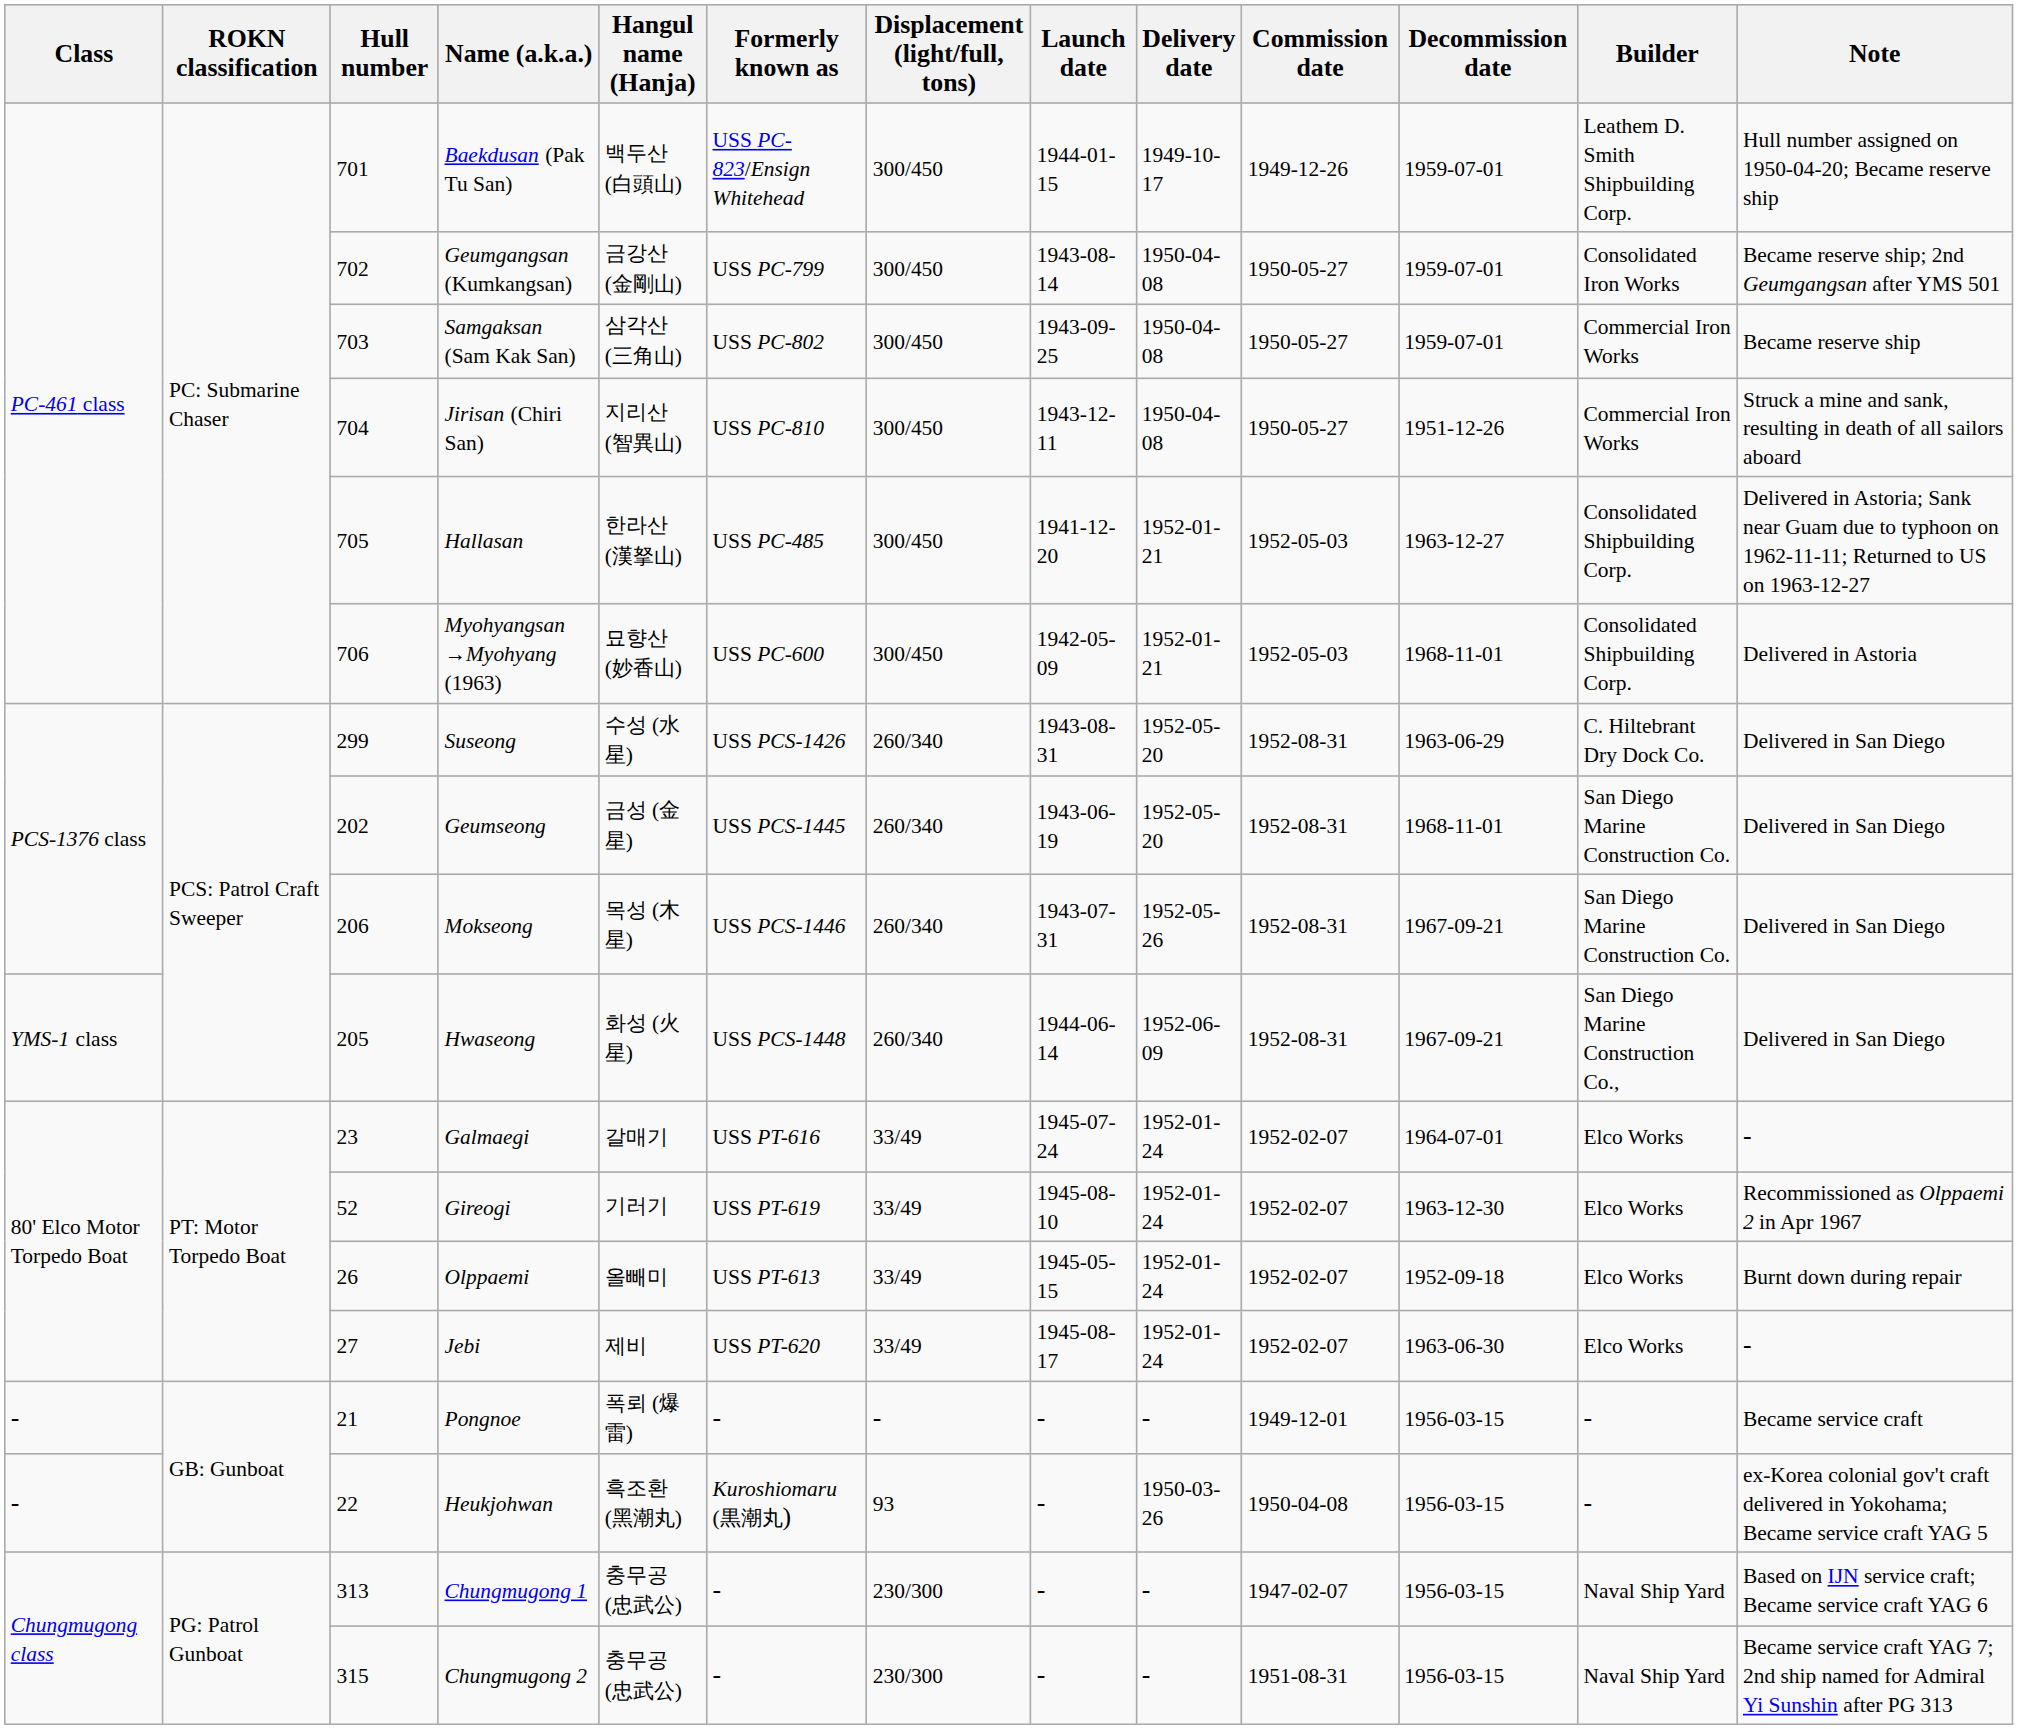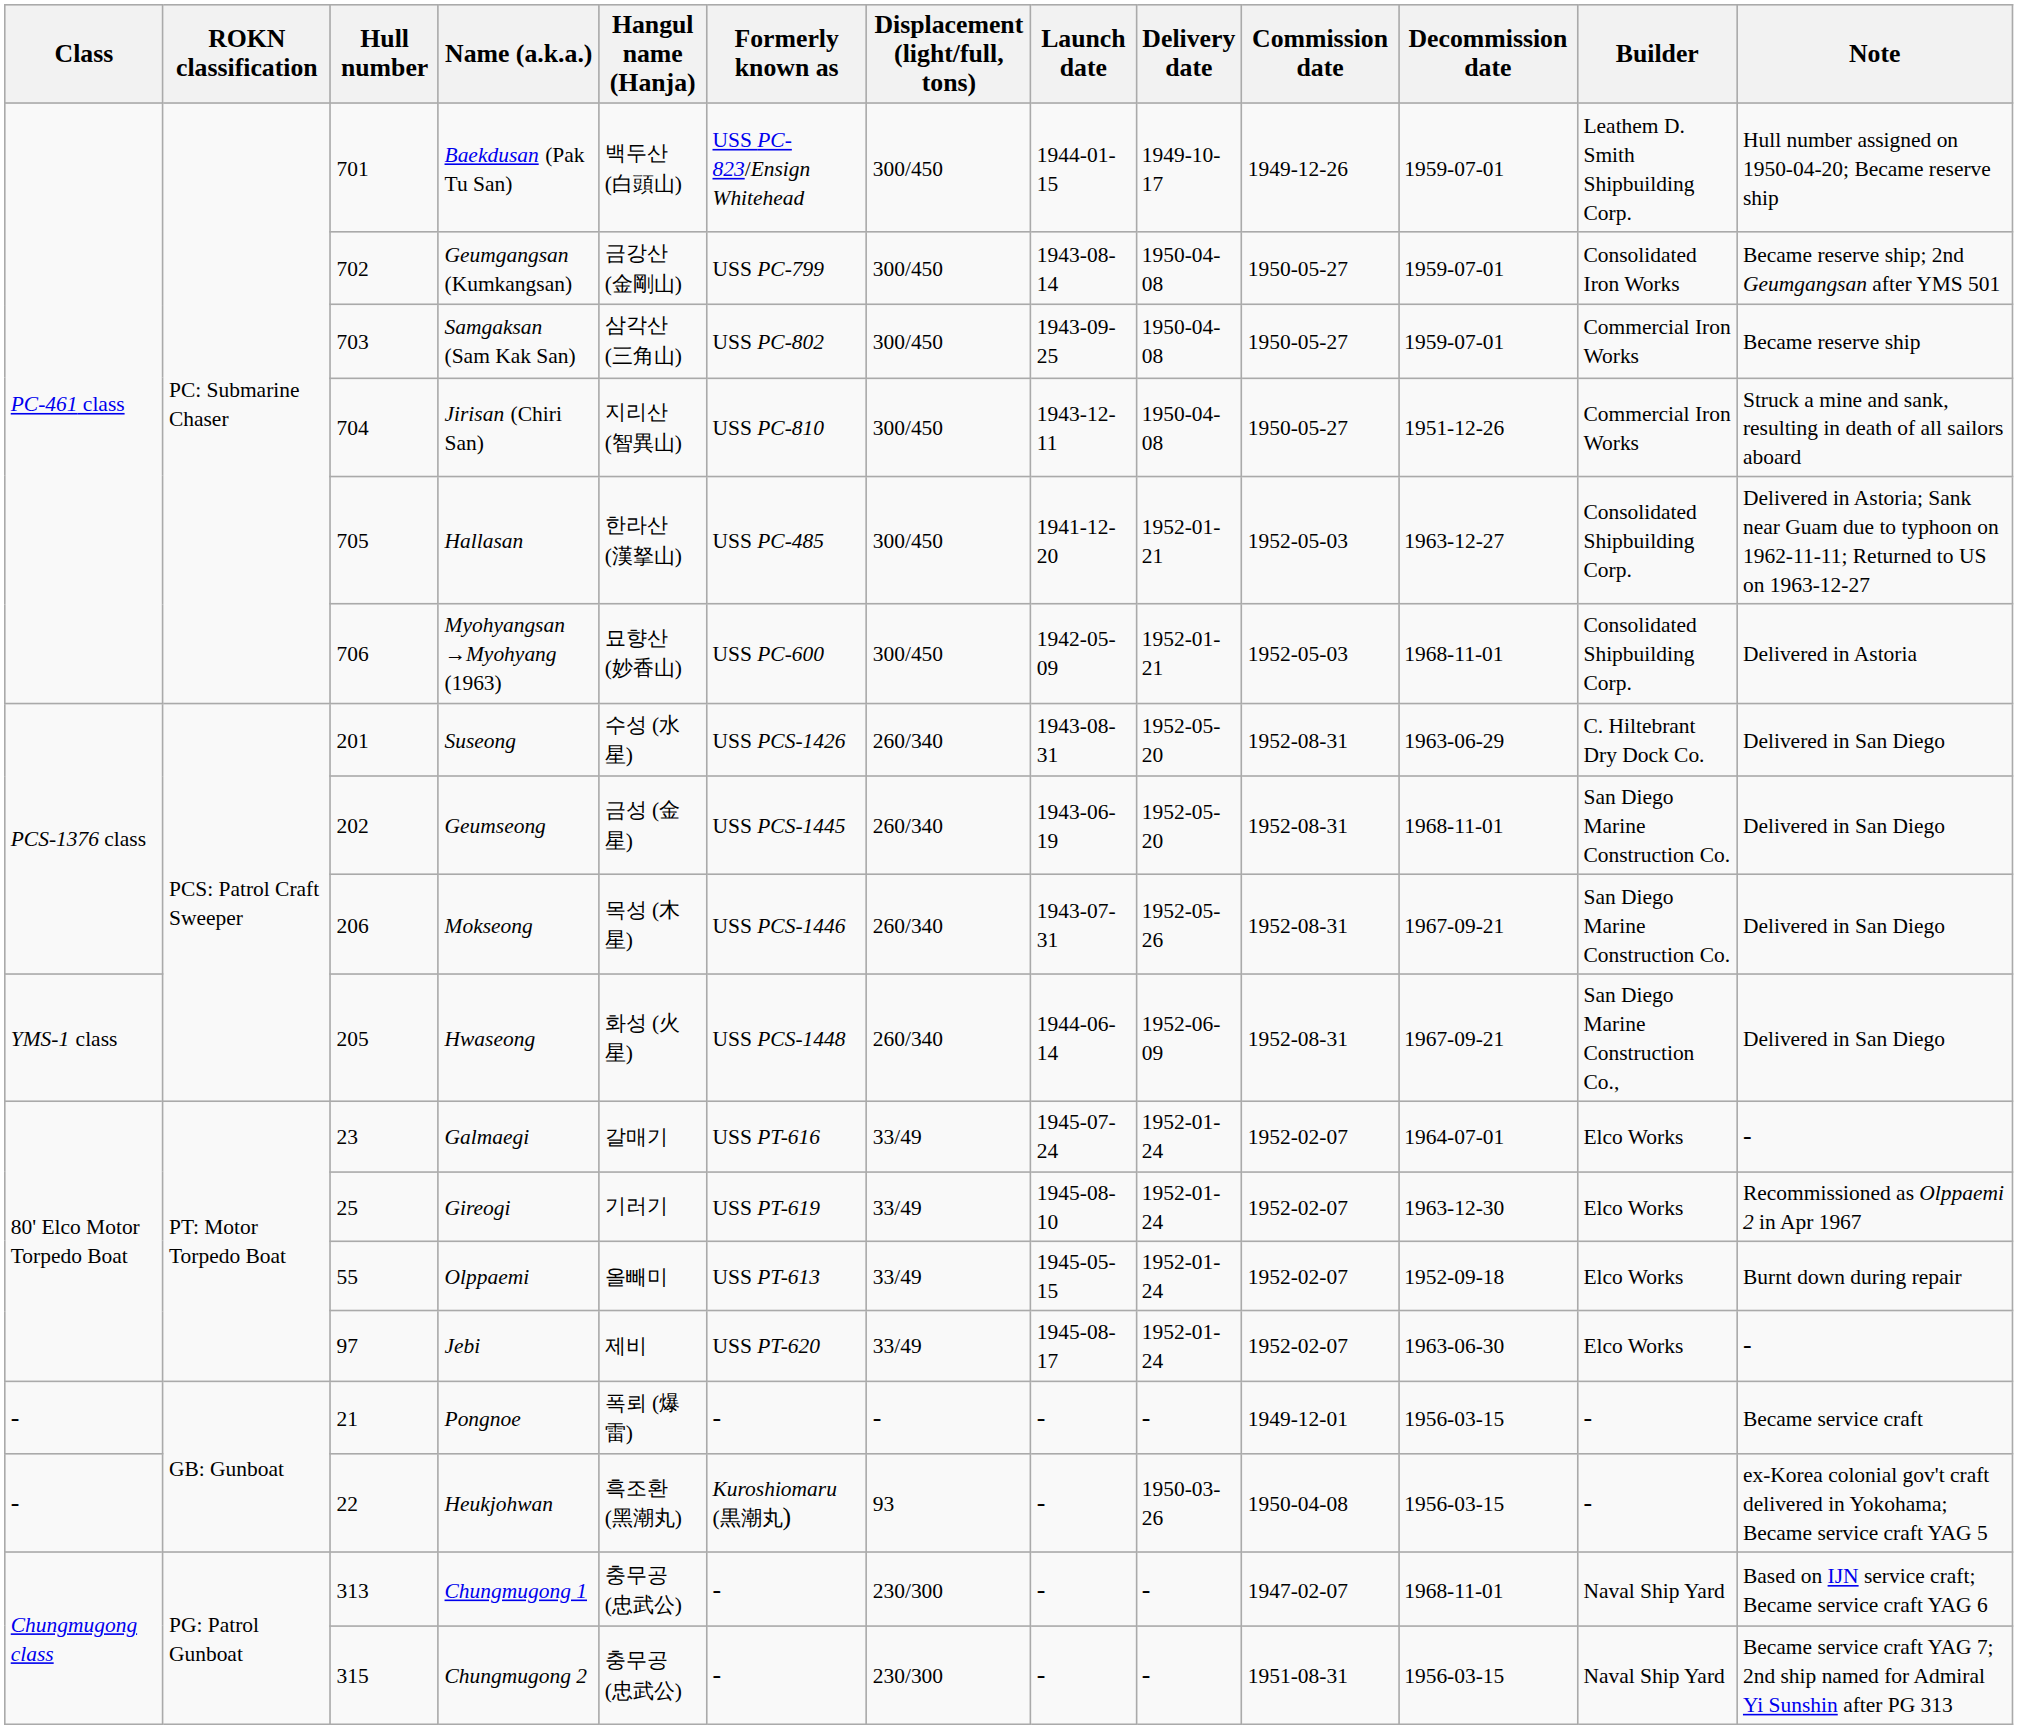(353, 740) 299 -> (353, 740) 201
(347, 1207) 52 -> (347, 1207) 25
(347, 1277) 26 -> (347, 1277) 55
(347, 1347) 27 -> (347, 1347) 97
(1454, 1590) 1956-03-15 -> (1454, 1590) 1968-11-01
